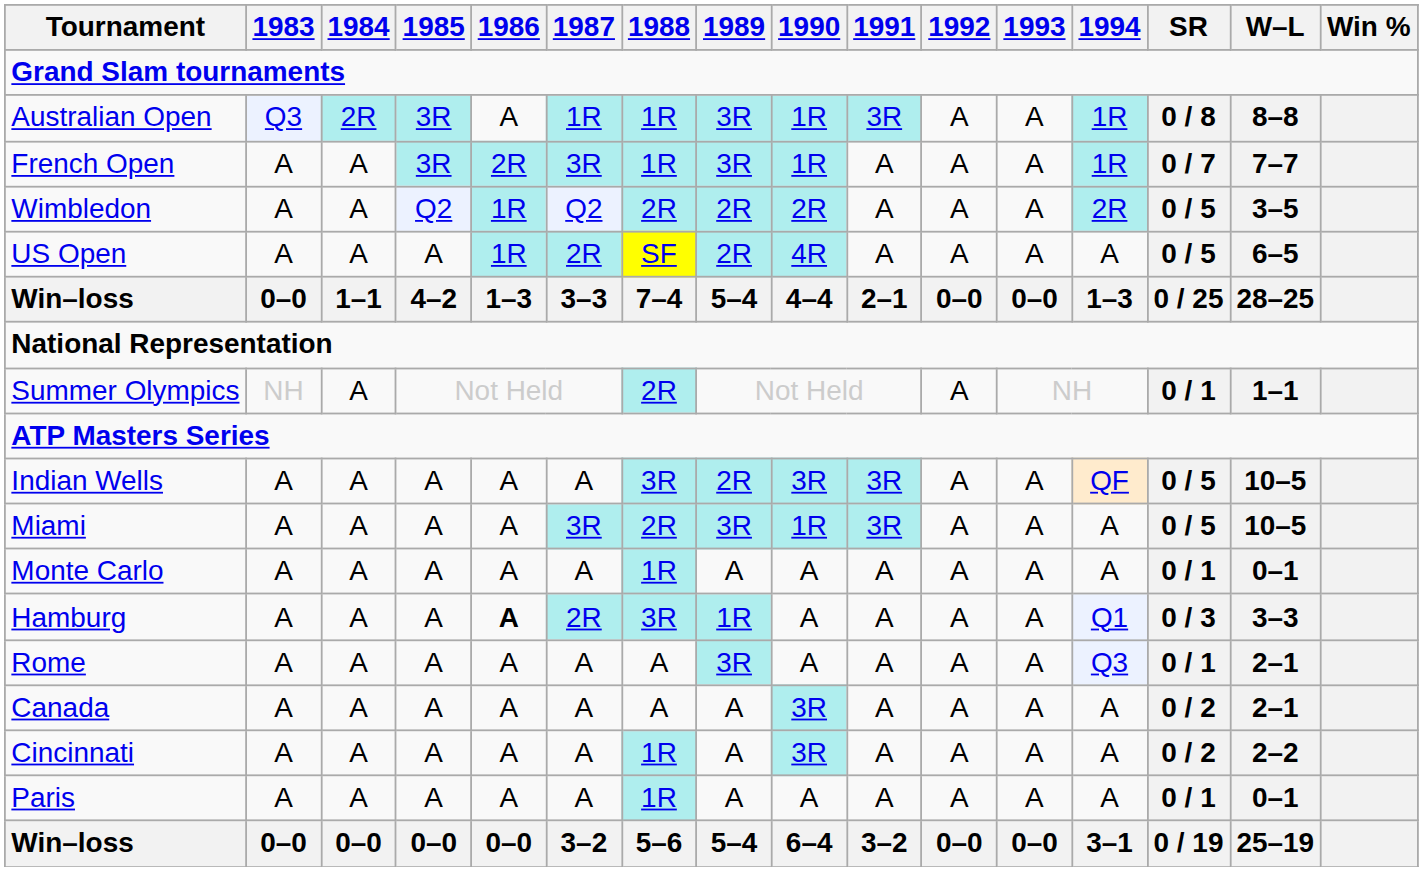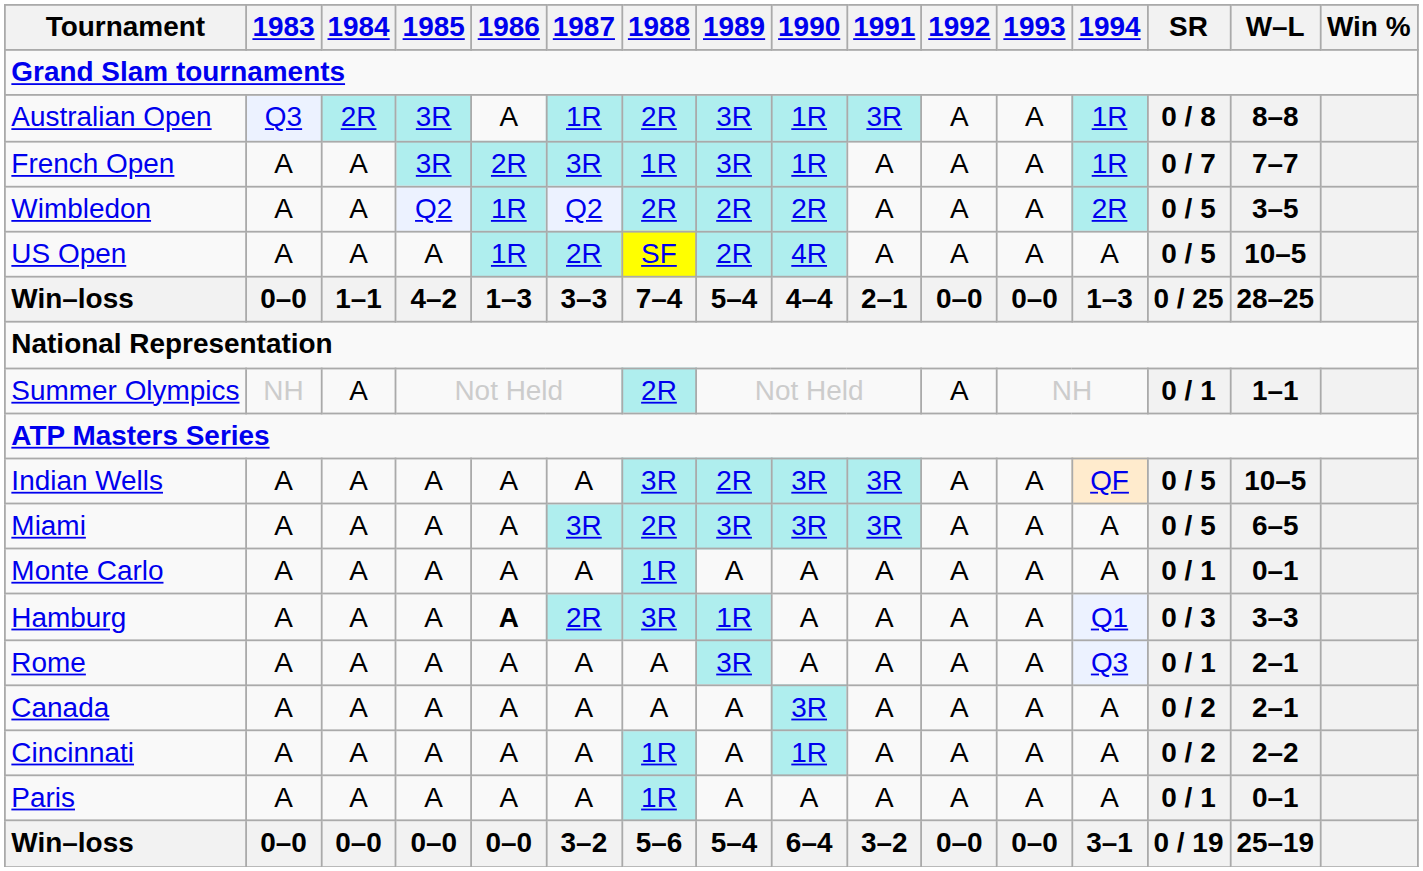(659, 117) 1R -> (659, 117) 2R
(1275, 253) 6–5 -> (1275, 253) 10–5
(809, 525) 1R -> (809, 525) 3R
(1275, 525) 10–5 -> (1275, 525) 6–5
(809, 752) 3R -> (809, 752) 1R
